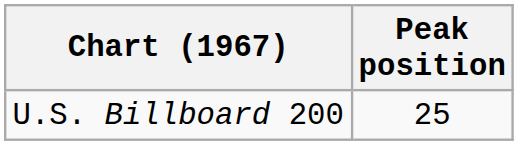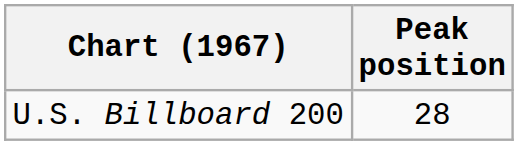(432, 116) 25 -> (432, 116) 28
